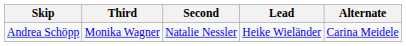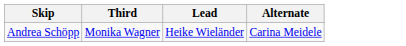- column: (201, 13)
